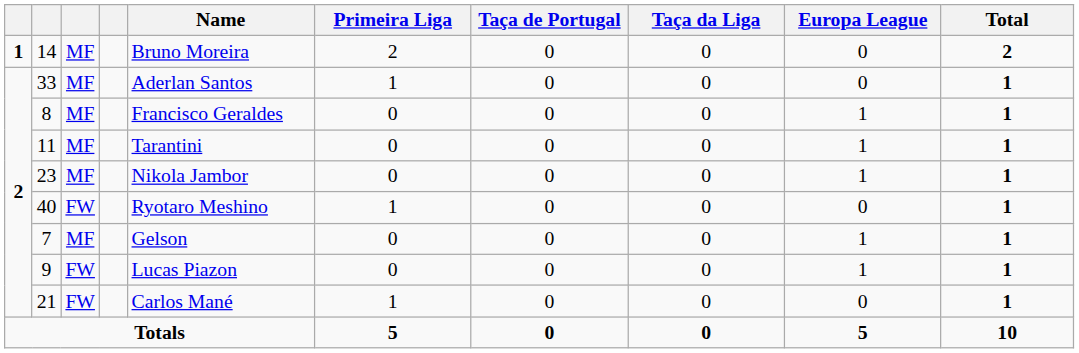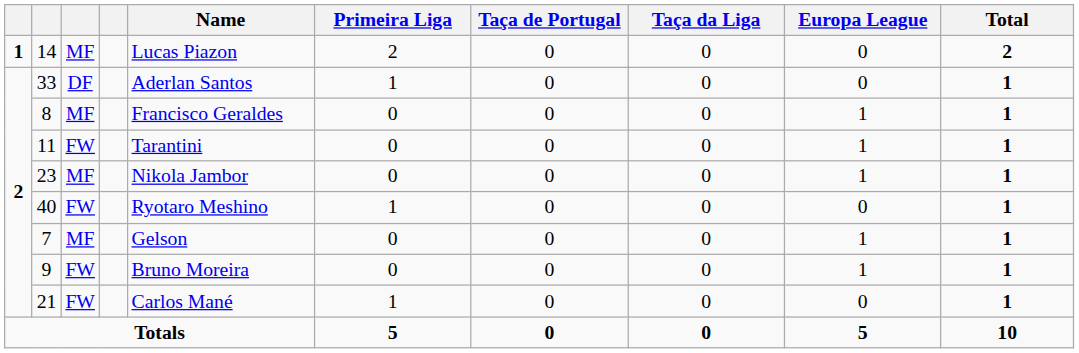(190, 51) Bruno Moreira -> (184, 51) Lucas Piazon
(80, 82) MF -> (80, 82) DF
(80, 144) MF -> (80, 144) FW
(184, 269) Lucas Piazon -> (190, 269) Bruno Moreira
